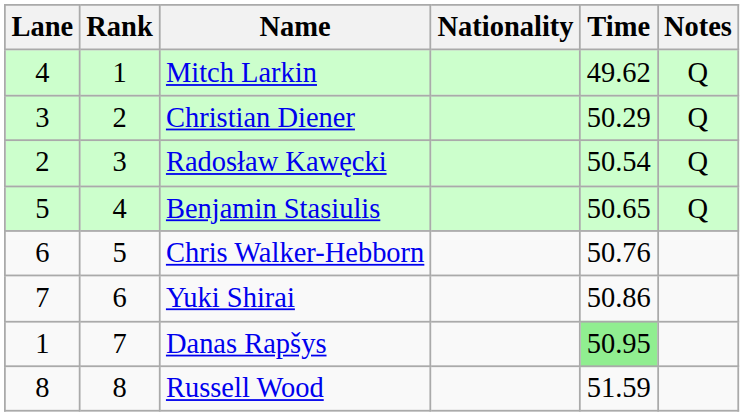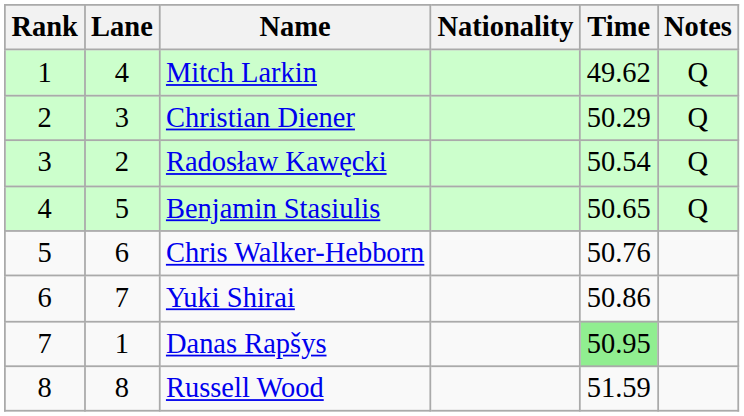columns swapped: (120, 27) <-> (42, 27)
